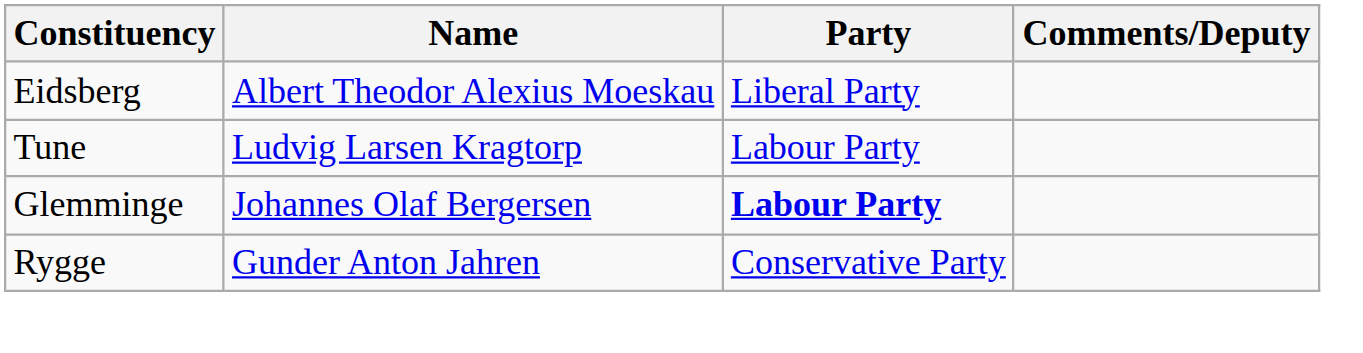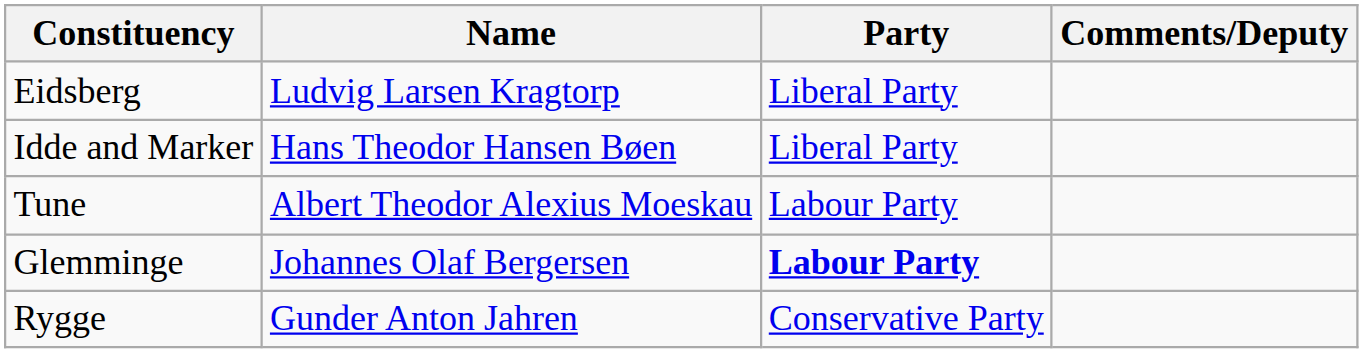(473, 90) Albert Theodor Alexius Moeskau -> (445, 90) Ludvig Larsen Kragtorp
+ row: (133, 147)
(407, 147) Ludvig Larsen Kragtorp -> (511, 204) Albert Theodor Alexius Moeskau
